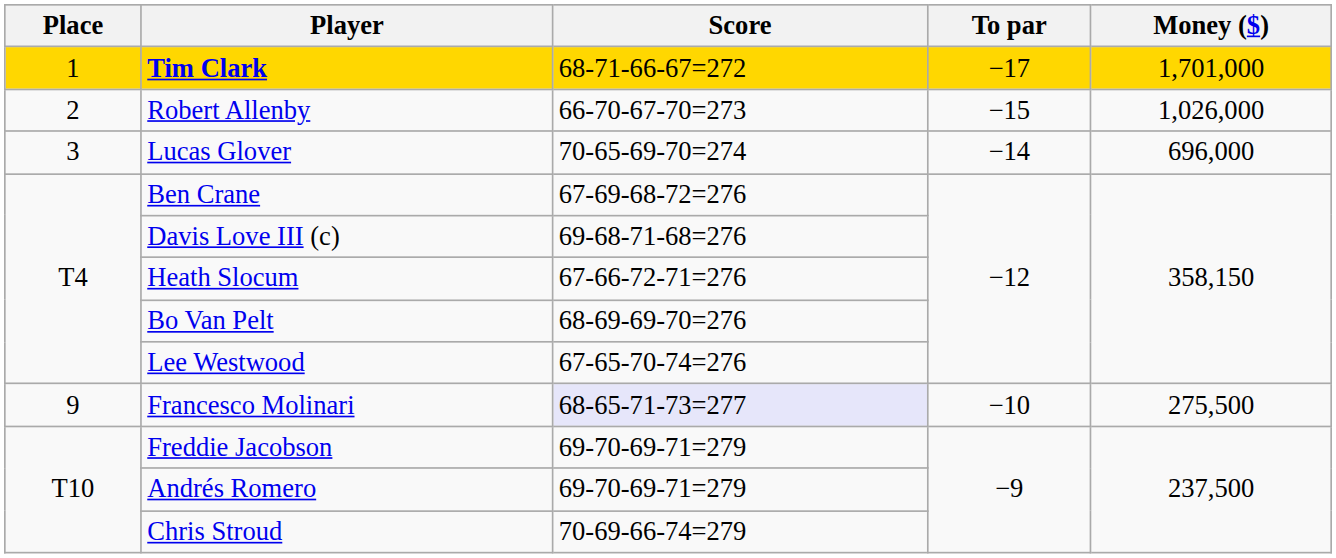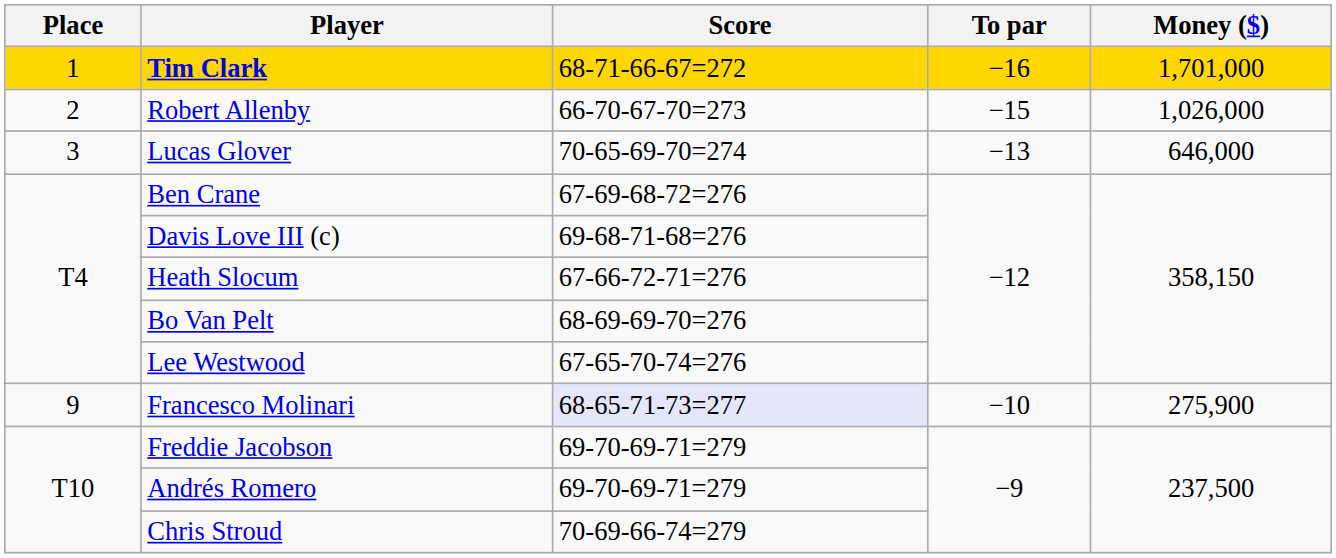(1009, 67) −17 -> (1009, 67) −16
(1009, 151) −14 -> (1009, 151) −13
(1211, 151) 696,000 -> (1211, 151) 646,000
(1211, 404) 275,500 -> (1211, 404) 275,900
